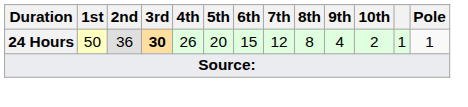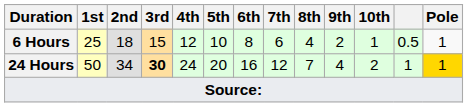+ row: (41, 41)
(124, 41) 36 -> (124, 66) 34
(188, 41) 26 -> (188, 66) 24
(249, 41) 15 -> (249, 66) 16
(309, 41) 8 -> (309, 66) 7
(429, 41) no background -> (442, 66) gold background
